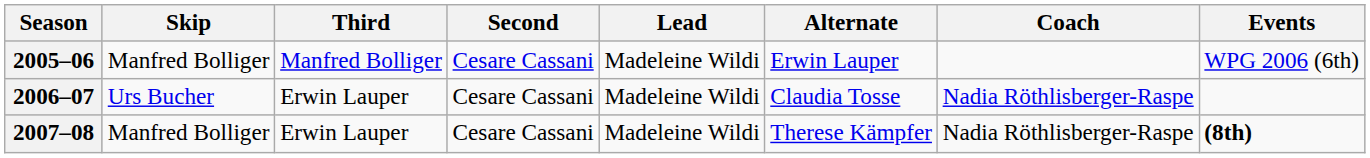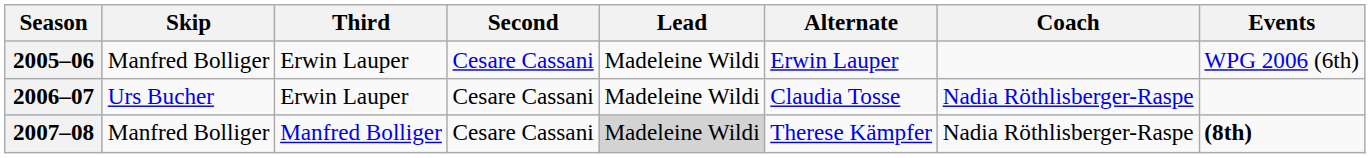(361, 59) Manfred Bolliger -> (344, 59) Erwin Lauper
(344, 133) Erwin Lauper -> (361, 133) Manfred Bolliger
(682, 133) no background -> (682, 133) lightgrey background
